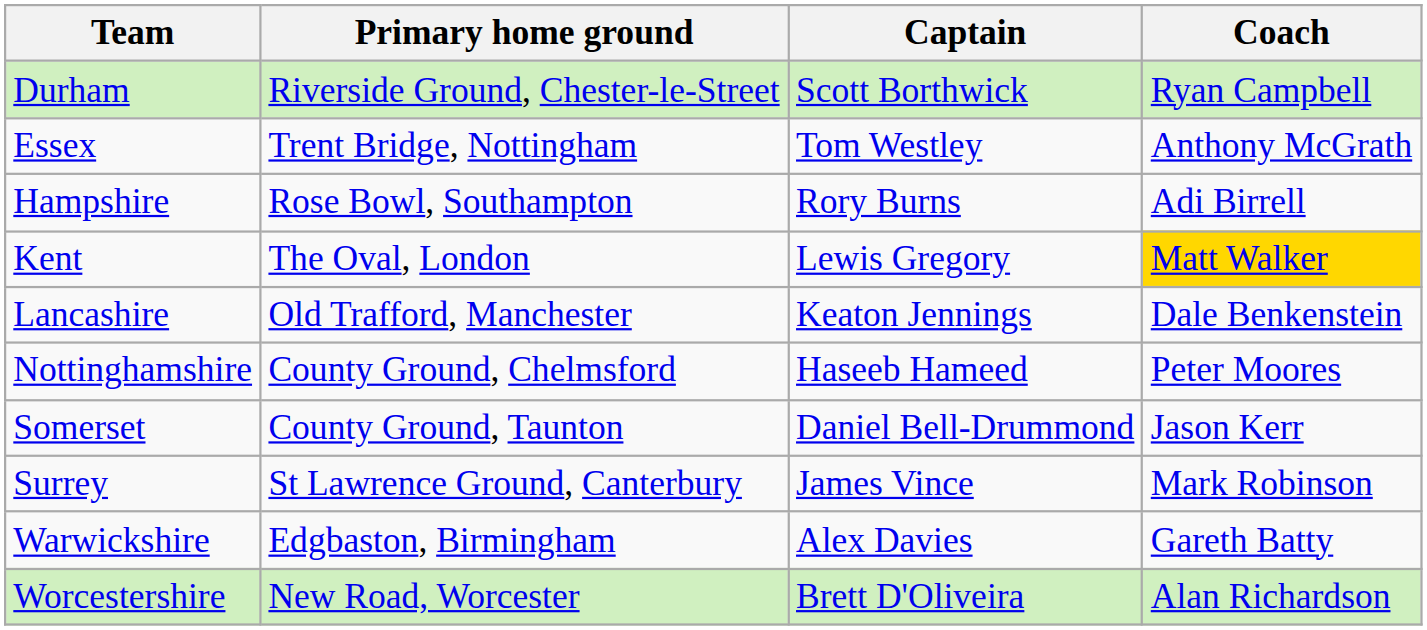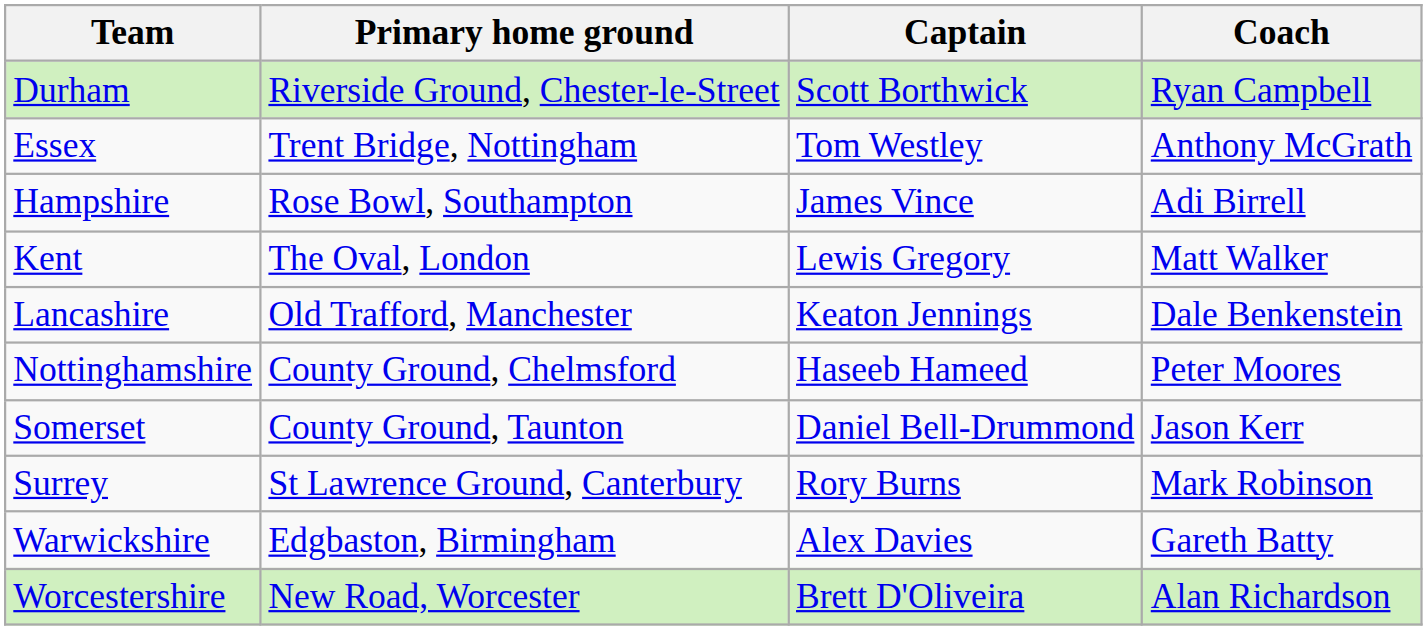(878, 201) Rory Burns -> (885, 201) James Vince
(1239, 257) gold background -> (1239, 257) no background
(885, 483) James Vince -> (878, 483) Rory Burns
